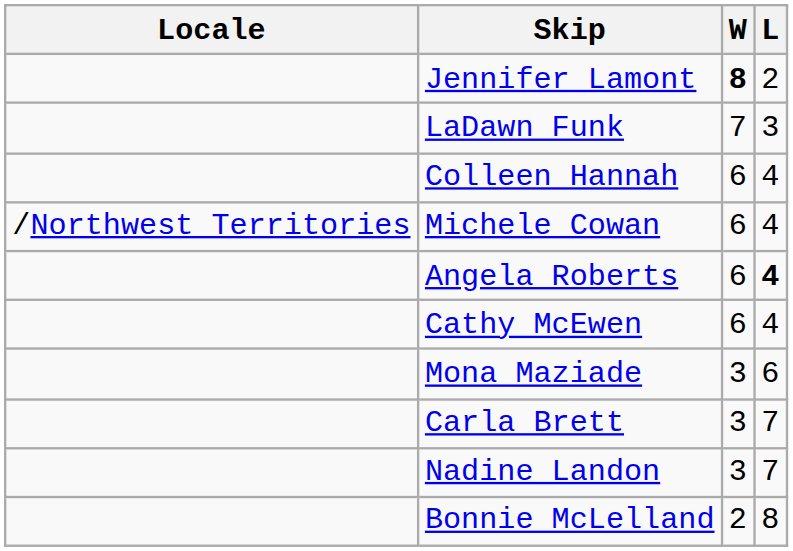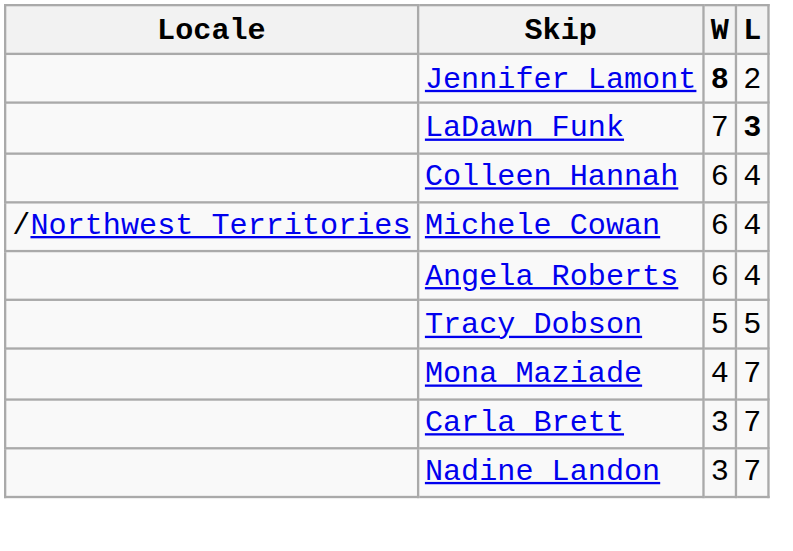(770, 128) normal -> (752, 128) bold
(770, 276) bold -> (752, 276) normal
- row: (534, 325)
+ row: (534, 325)
(738, 374) 3 -> (720, 374) 4
(770, 374) 6 -> (752, 374) 7
- row: (570, 521)
